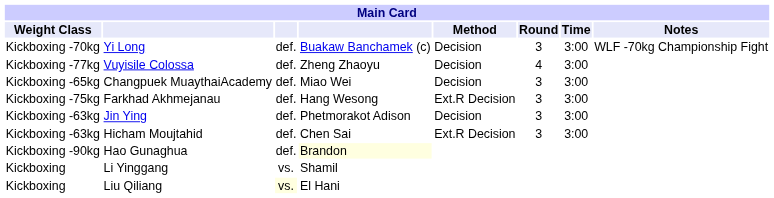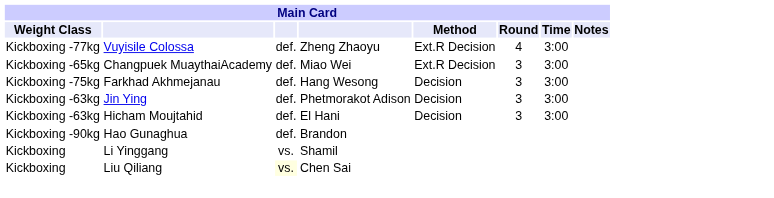- row: (124, 47)
(458, 64) Decision -> (455, 47) Ext.R Decision
(458, 82) Decision -> (455, 64) Ext.R Decision
(475, 99) Ext.R Decision -> (438, 82) Decision
(325, 134) Chen Sai -> (320, 116) El Hani
(475, 134) Ext.R Decision -> (438, 116) Decision
(323, 151) lightyellow background -> (323, 134) no background
(320, 185) El Hani -> (325, 168) Chen Sai
